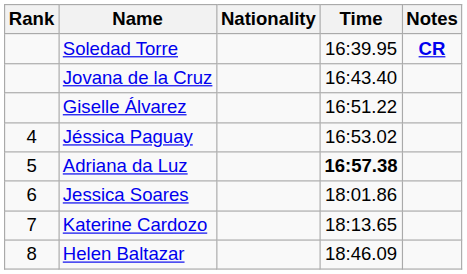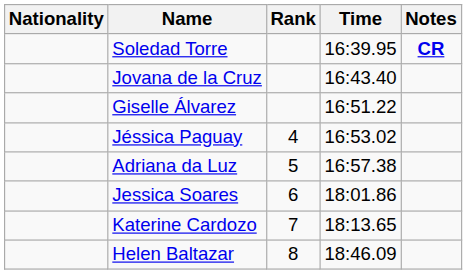columns swapped: (32, 19) <-> (268, 19)
(361, 166) bold -> (361, 166) normal
